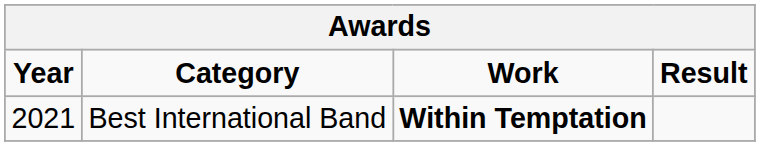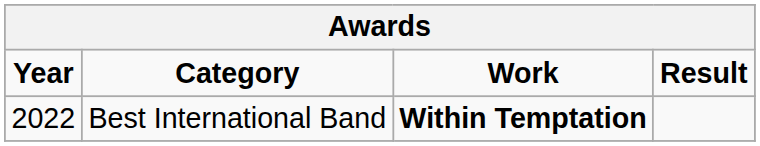(43, 118) 2021 -> (43, 118) 2022
